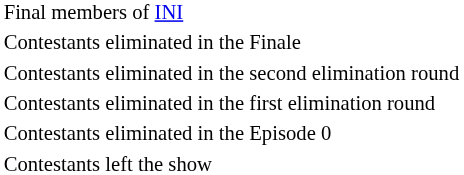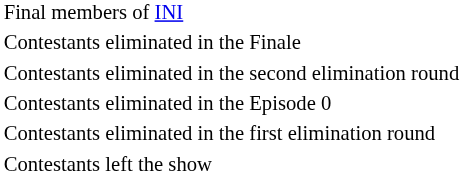rows swapped: (219, 103) <-> (167, 134)
